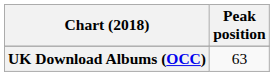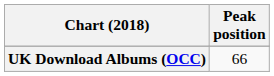(239, 58) 63 -> (239, 58) 66
